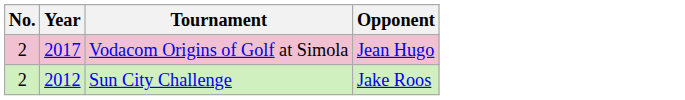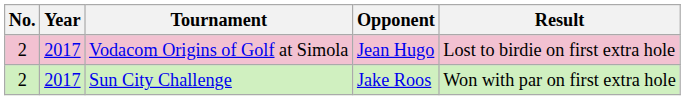+ column: (560, 19)
(62, 79) 2012 -> (62, 79) 2017
